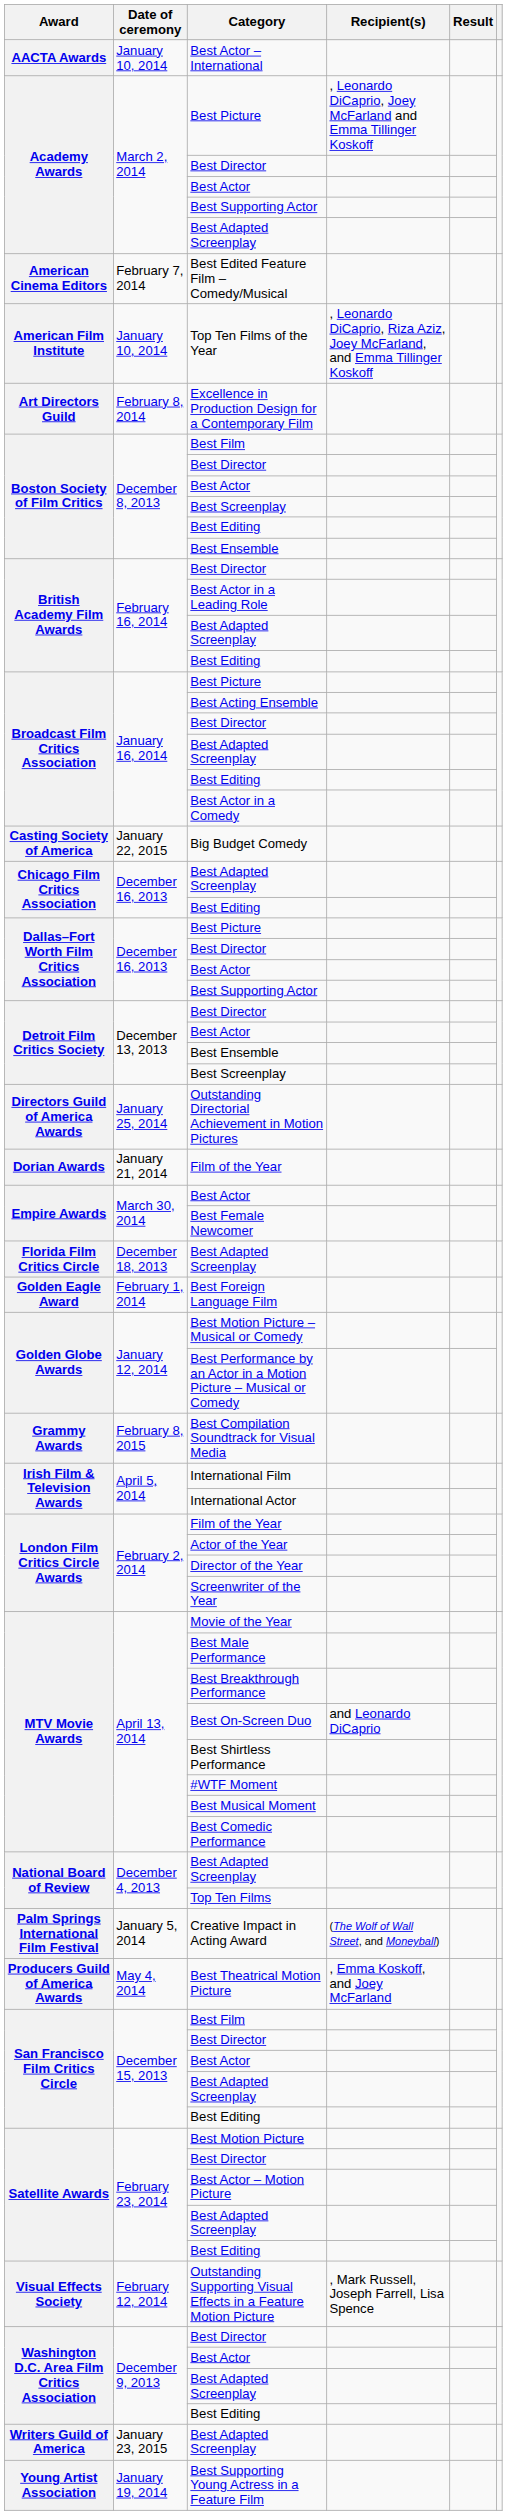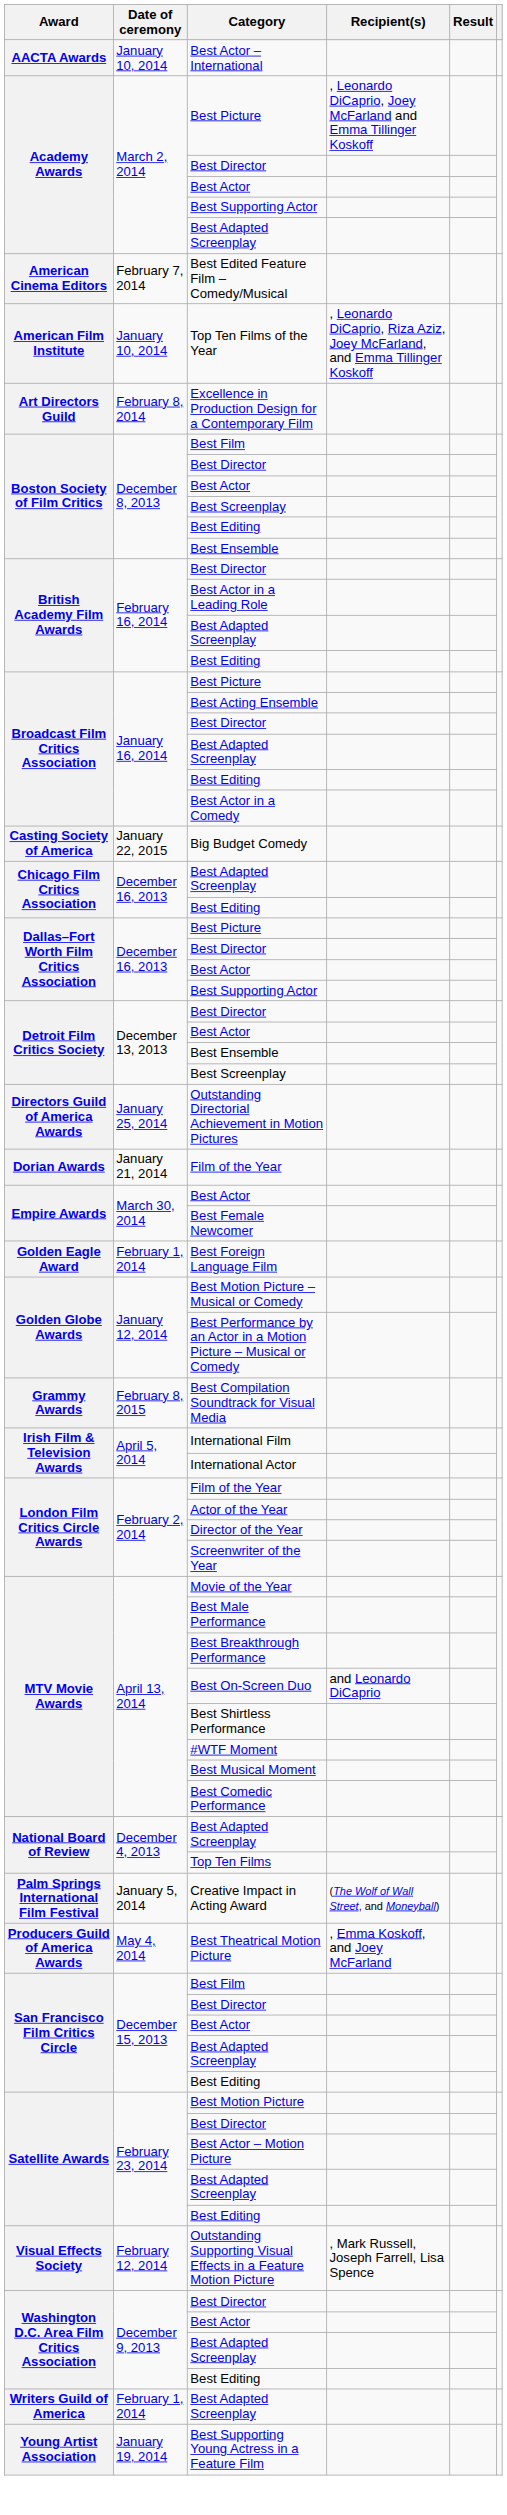- row: (59, 1259)
(142, 2442) January 23, 2015 -> (150, 2406) February 1, 2014
